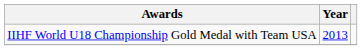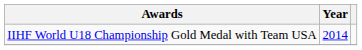(335, 34) 2013 -> (335, 34) 2014
